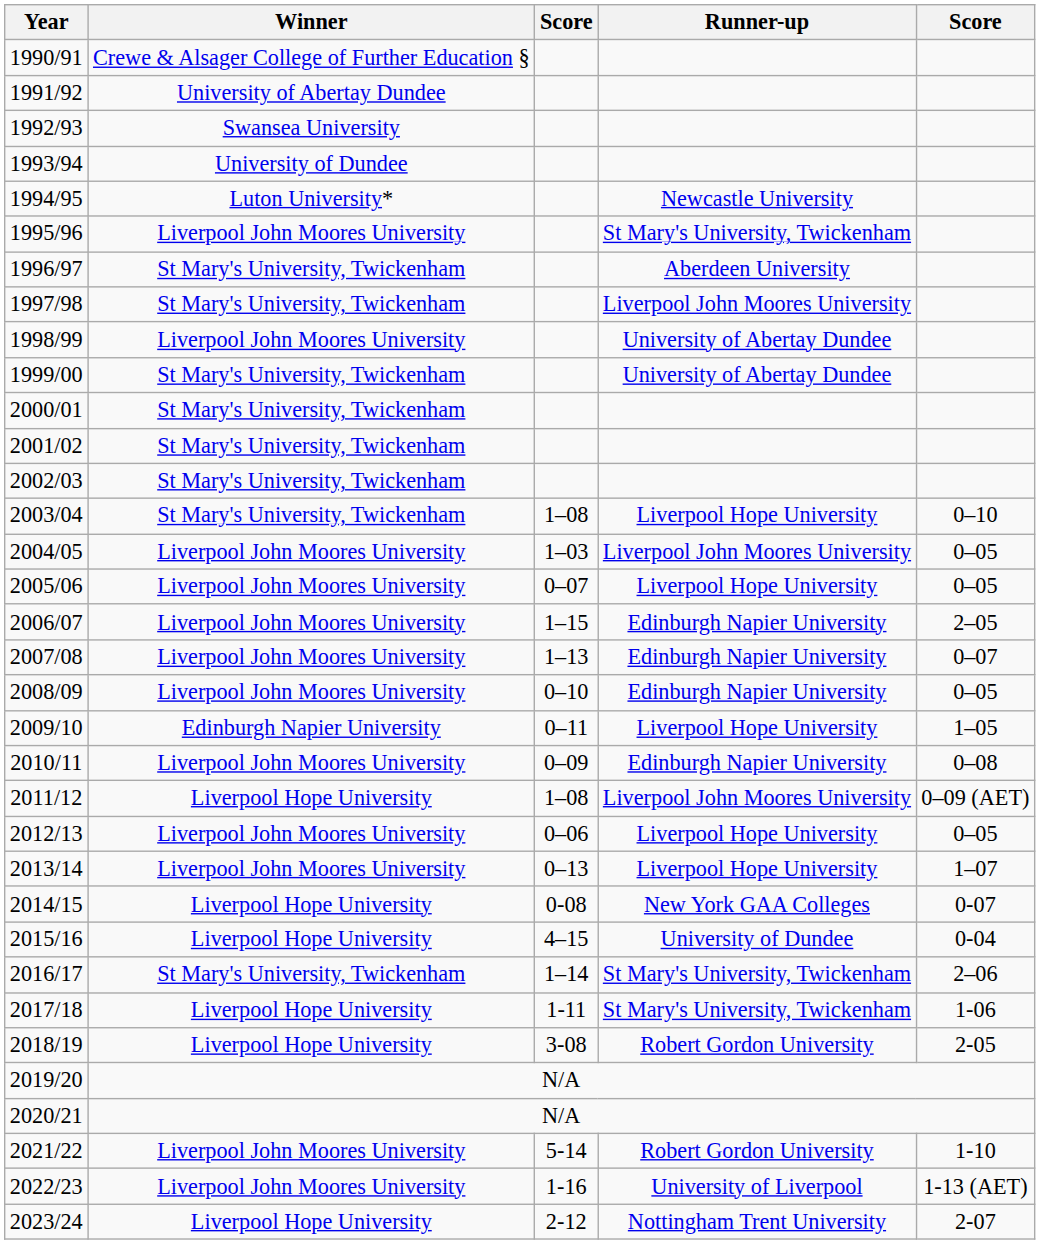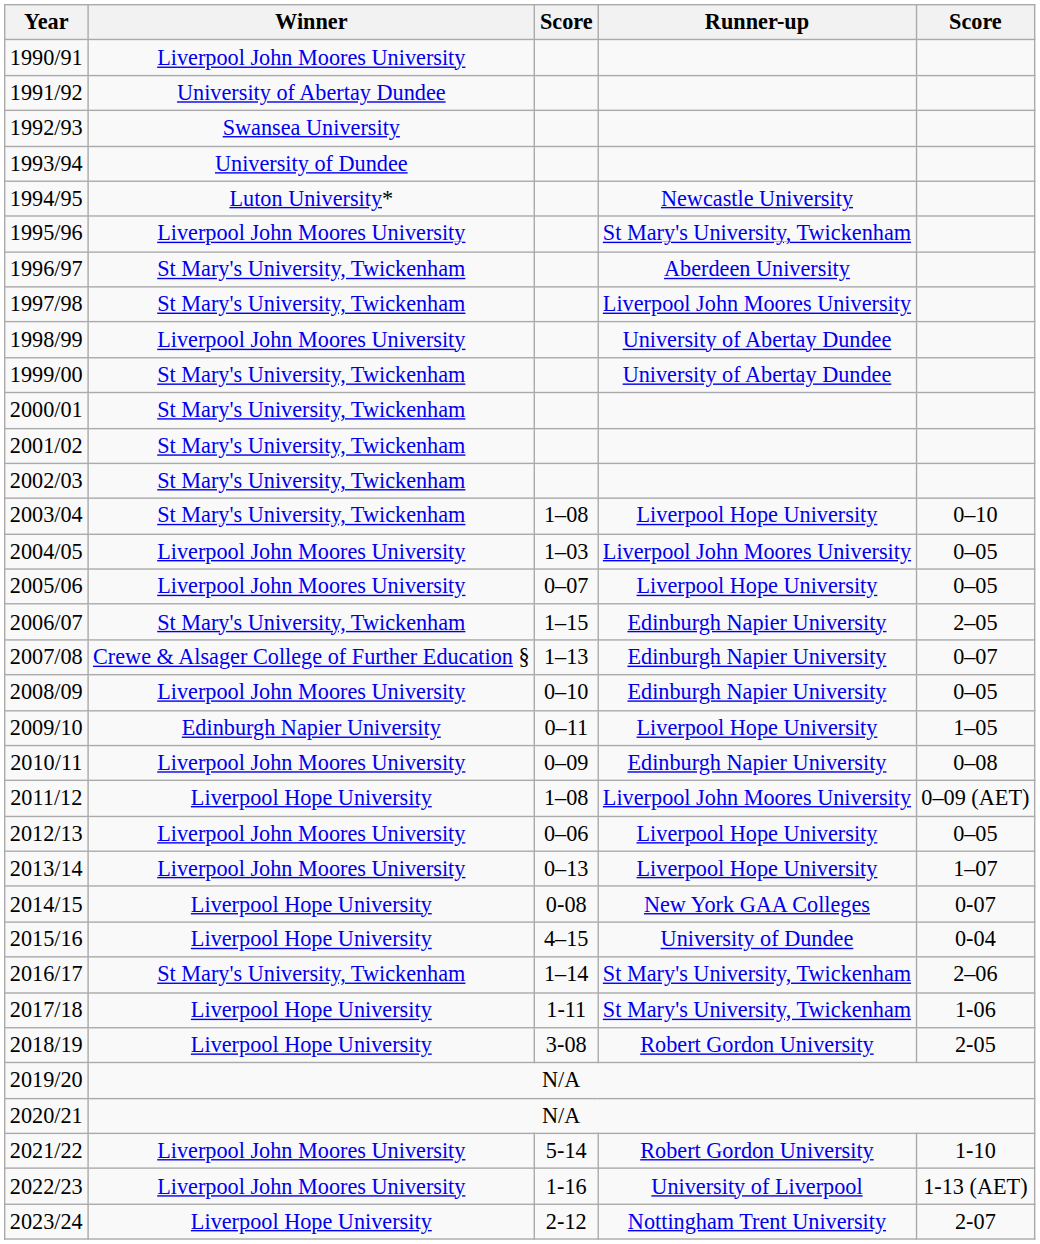(311, 57) Crewe & Alsager College of Further Education § -> (311, 57) Liverpool John Moores University
(311, 621) Liverpool John Moores University -> (311, 621) St Mary's University, Twickenham
(311, 657) Liverpool John Moores University -> (311, 657) Crewe & Alsager College of Further Education §
